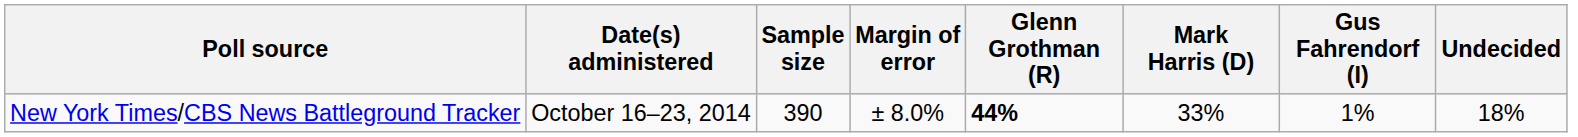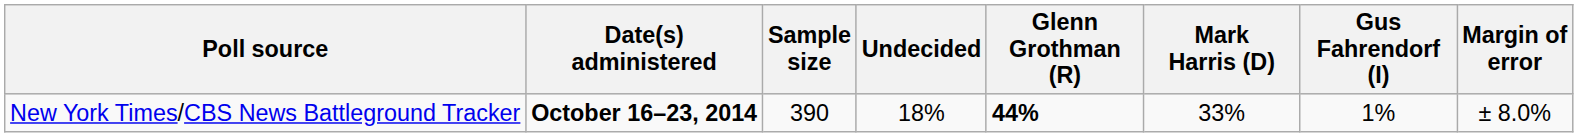columns swapped: (908, 49) <-> (1501, 49)
(641, 112) normal -> (644, 112) bold
